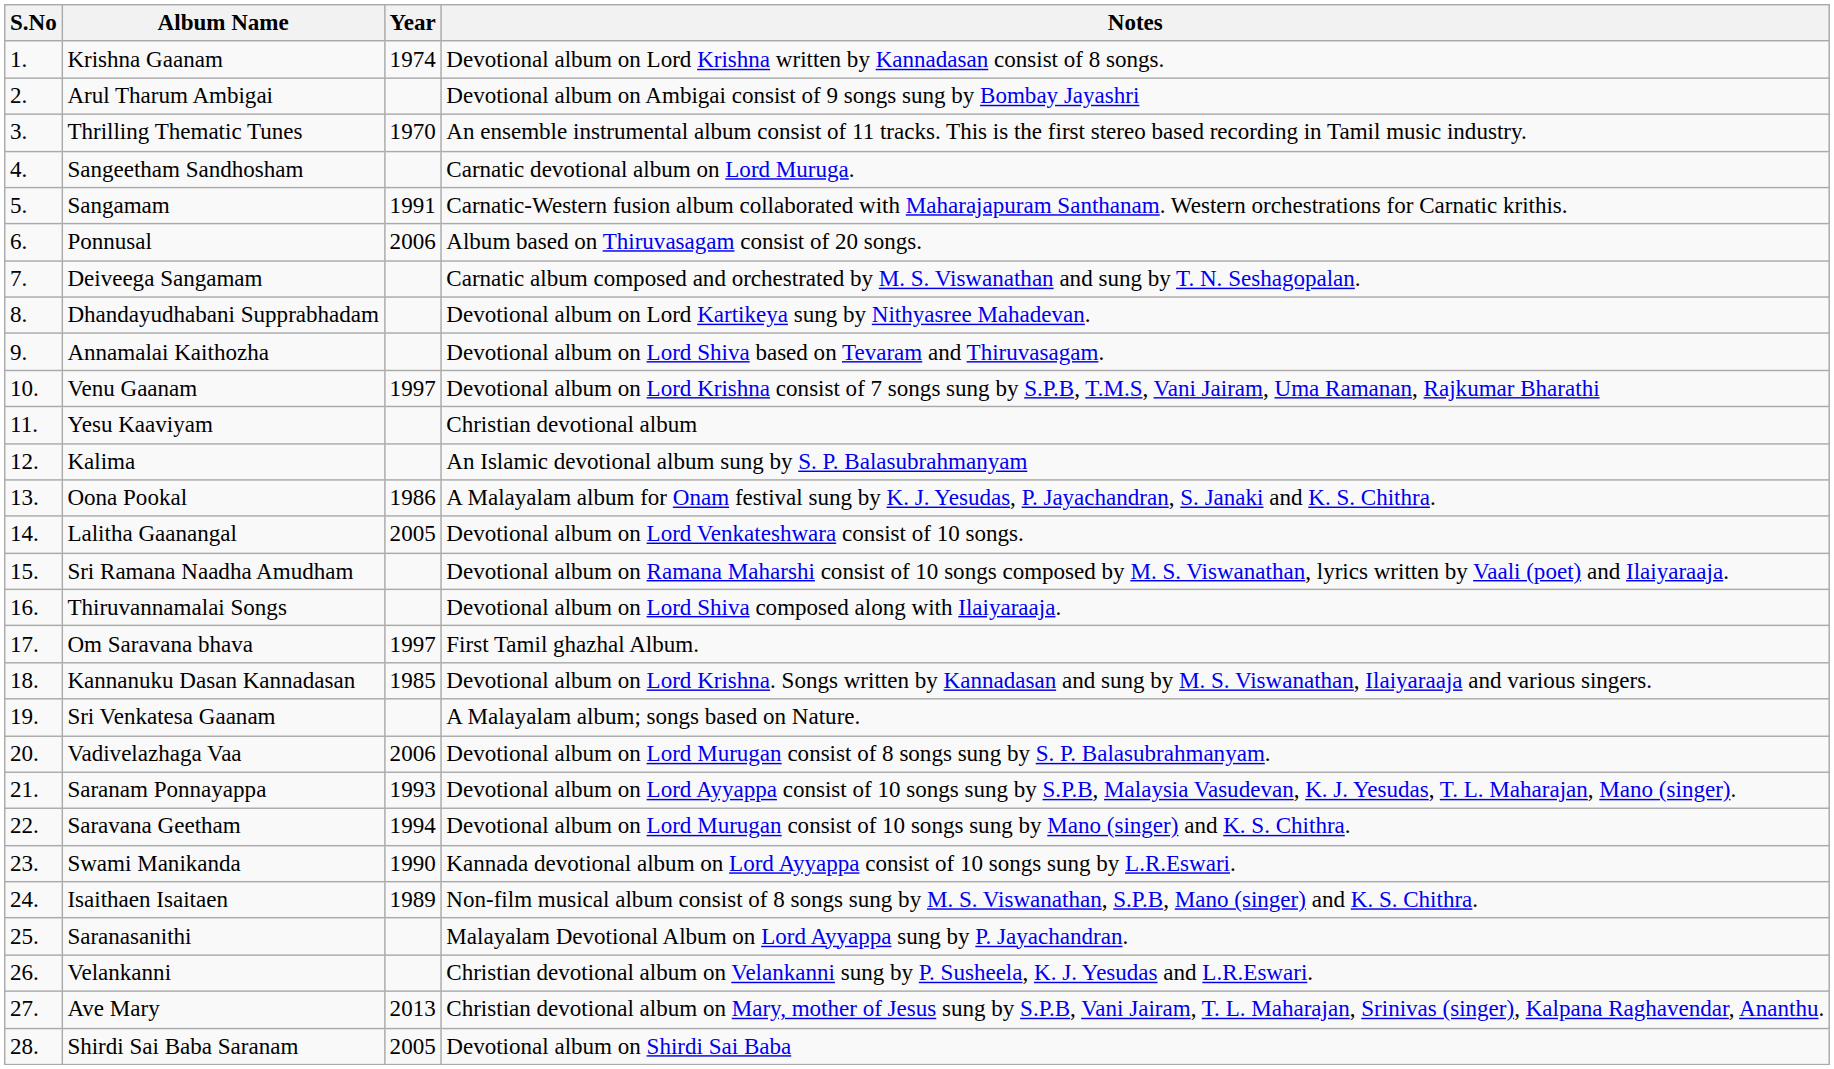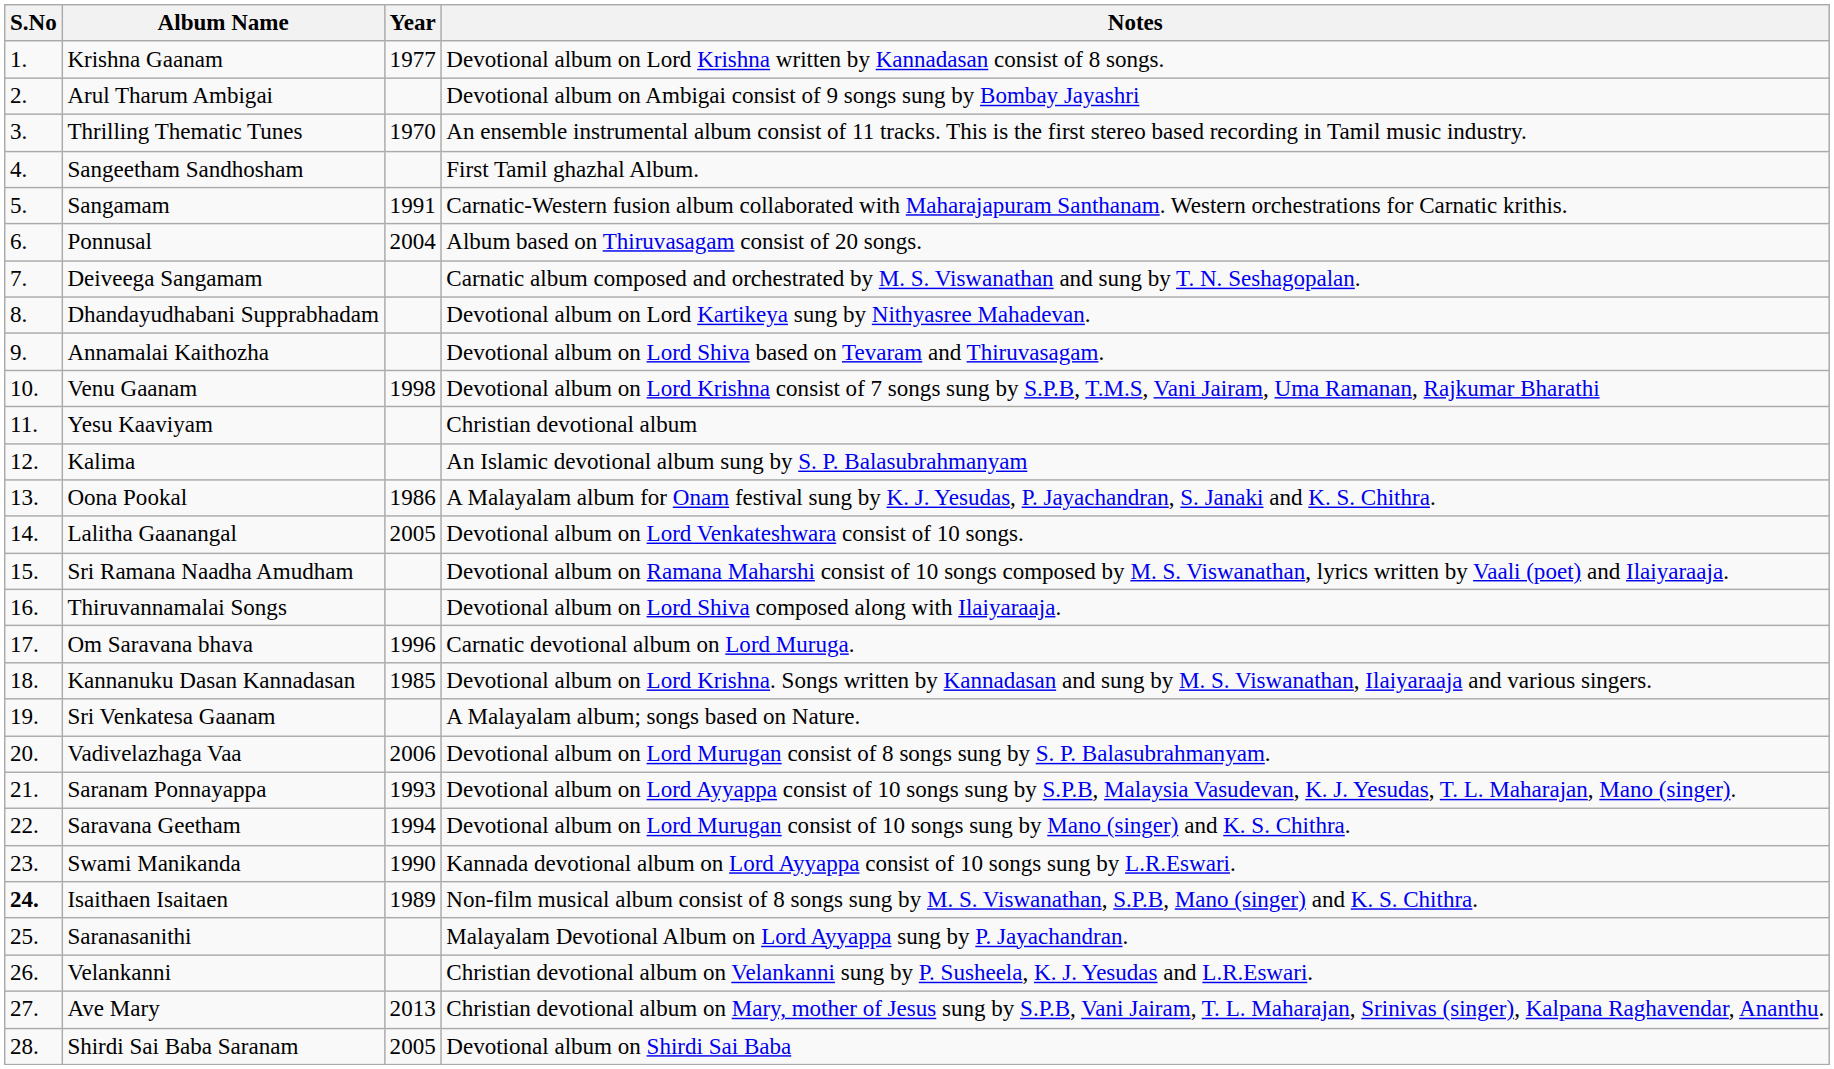(413, 59) 1974 -> (413, 59) 1977
(650, 168) Carnatic devotional album on Lord Muruga. -> (573, 168) First Tamil ghazhal Album.
(413, 242) 2006 -> (413, 242) 2004
(413, 388) 1997 -> (413, 388) 1998
(413, 643) 1997 -> (413, 643) 1996
(573, 643) First Tamil ghazhal Album. -> (650, 643) Carnatic devotional album on Lord Muruga.
(24, 899) normal -> (24, 899) bold
